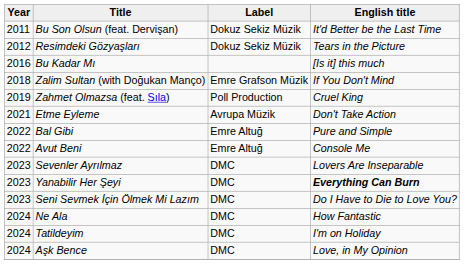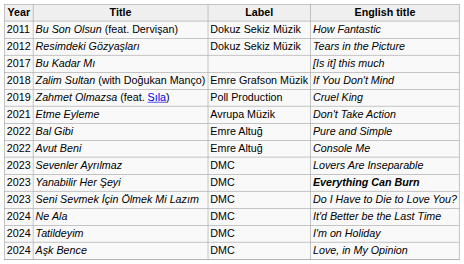(377, 30) It'd Better be the Last Time -> (347, 30) How Fantastic
(19, 64) 2016 -> (19, 64) 2017
(347, 217) How Fantastic -> (377, 217) It'd Better be the Last Time
